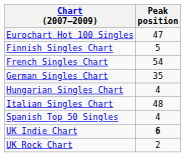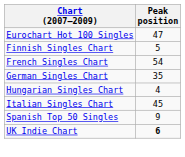(158, 104) 48 -> (158, 104) 45
(158, 117) 4 -> (158, 117) 9
- row: (39, 145)
